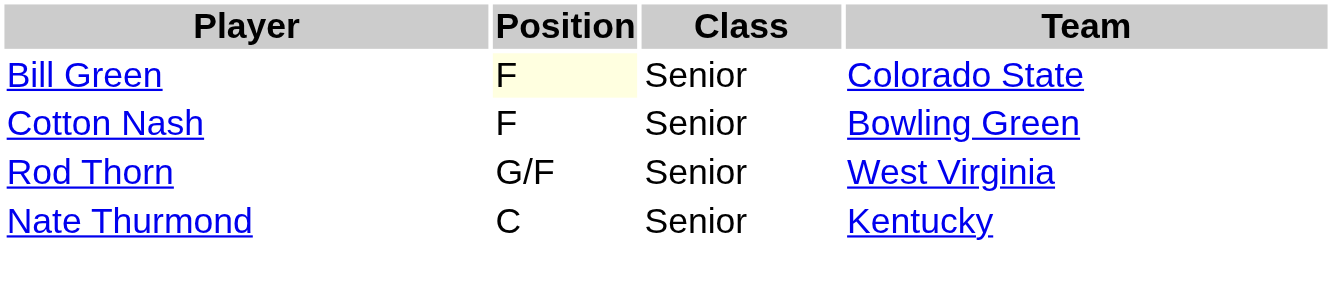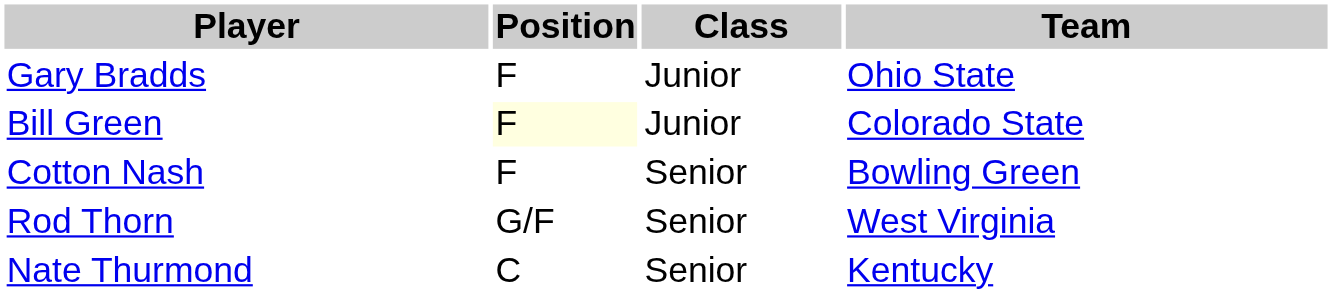+ row: (106, 74)
(696, 74) Senior -> (693, 123) Junior
